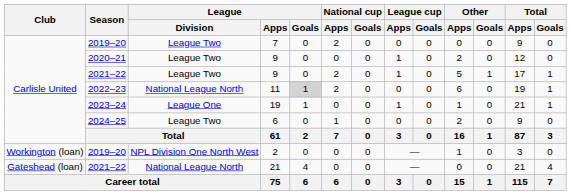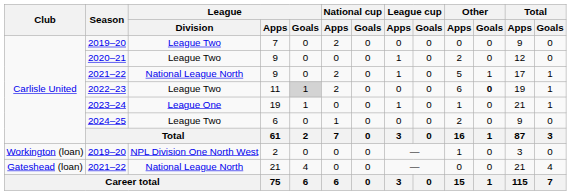(194, 74) League Two -> (194, 74) National League North
(194, 89) National League North -> (194, 89) League Two
(490, 89) normal -> (490, 89) bold
